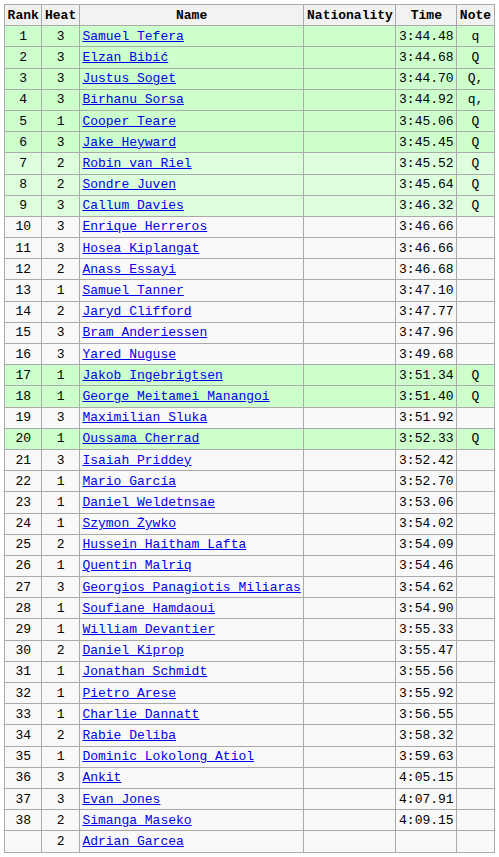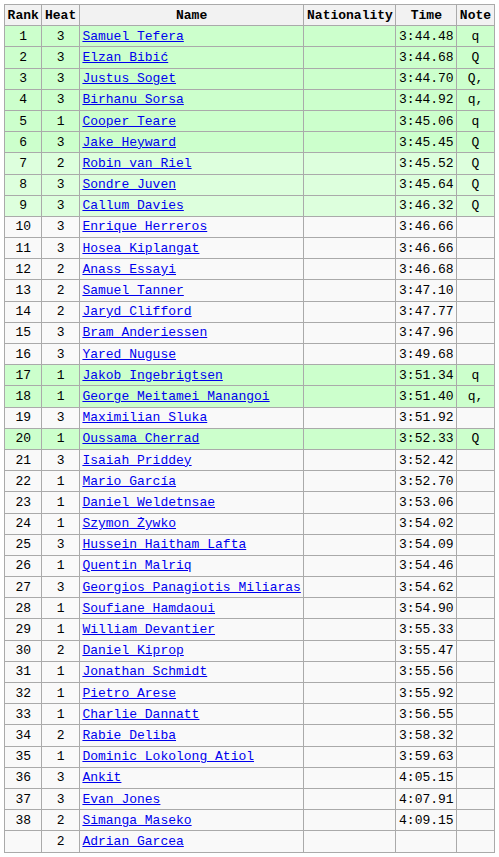(475, 121) Q -> (475, 121) q
(61, 185) 2 -> (61, 185) 3
(61, 291) 1 -> (61, 291) 2
(475, 375) Q -> (475, 375) q
(475, 396) Q -> (475, 396) q,
(61, 545) 2 -> (61, 545) 3
